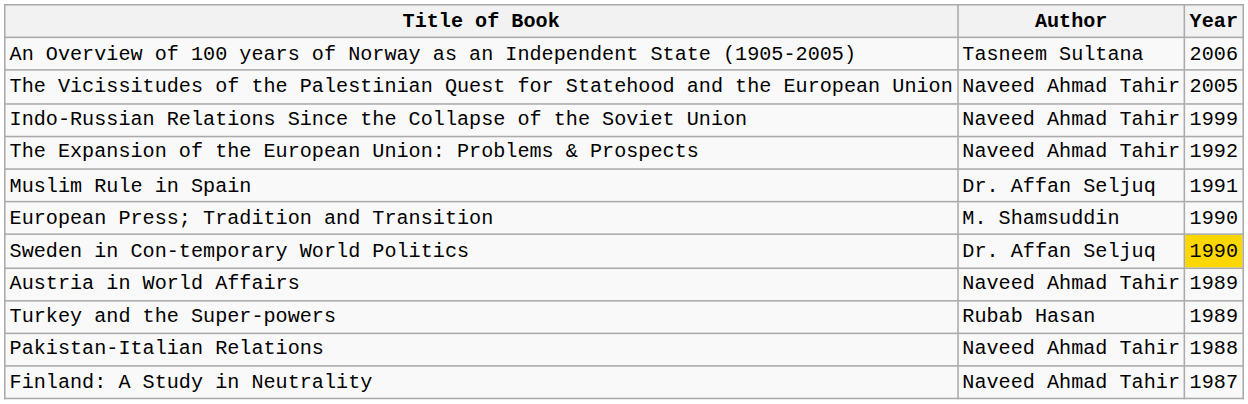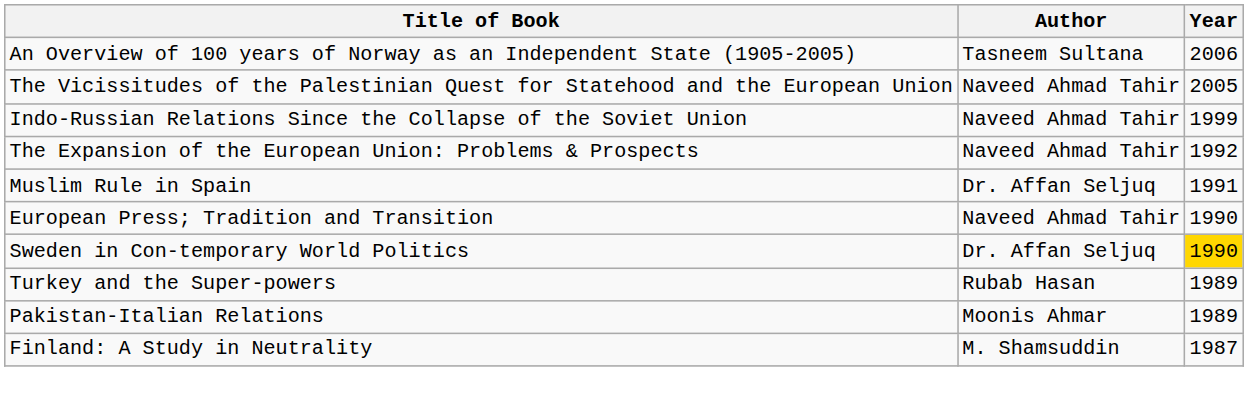(1041, 218) M. Shamsuddin -> (1071, 218) Naveed Ahmad Tahir
- row: (155, 284)
(1071, 350) Naveed Ahmad Tahir -> (1035, 317) Moonis Ahmar
(1214, 350) 1988 -> (1214, 317) 1989
(1071, 382) Naveed Ahmad Tahir -> (1041, 350) M. Shamsuddin
